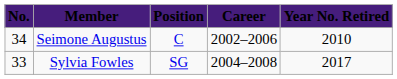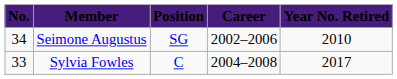(179, 39) C -> (179, 39) SG
(179, 62) SG -> (179, 62) C
